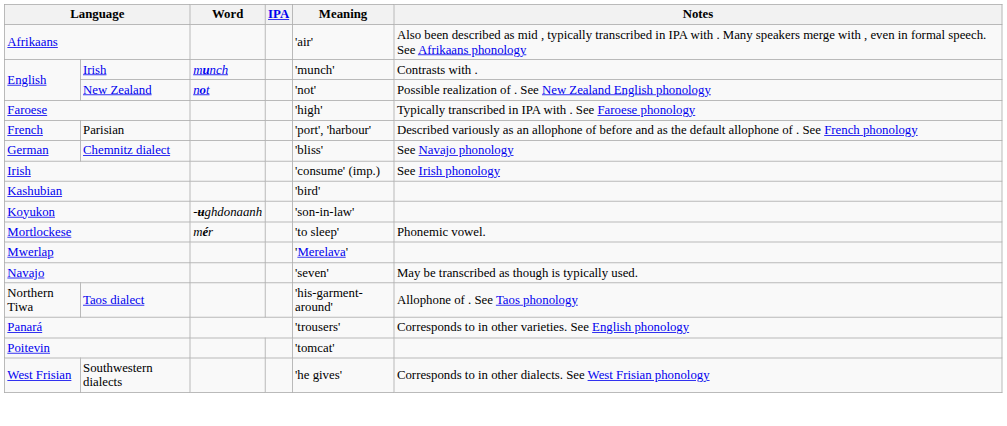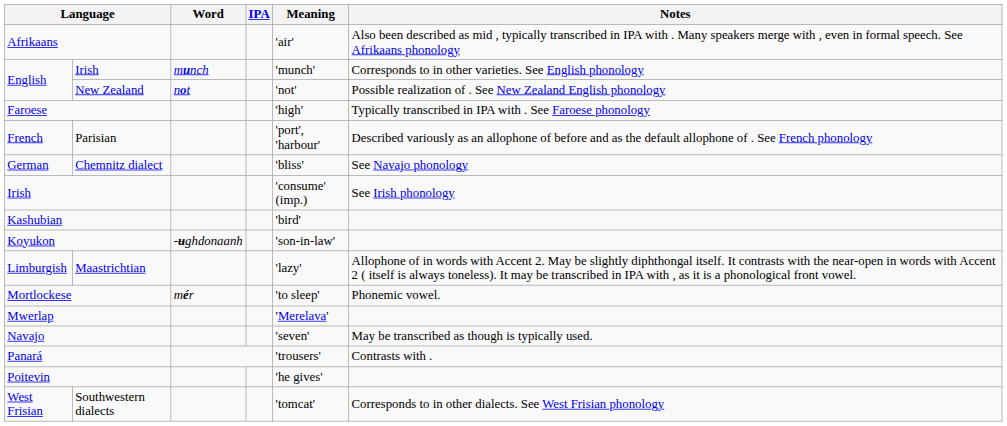(437, 69) Contrasts with . -> (498, 69) Corresponds to in other varieties. See English phonology
+ row: (37, 268)
- row: (30, 300)
(543, 327) Corresponds to in other varieties. See English phonology -> (392, 356) Contrasts with .
(315, 347) 'tomcat' -> (299, 376) 'he gives'
(319, 375) 'he gives' -> (295, 404) 'tomcat'
